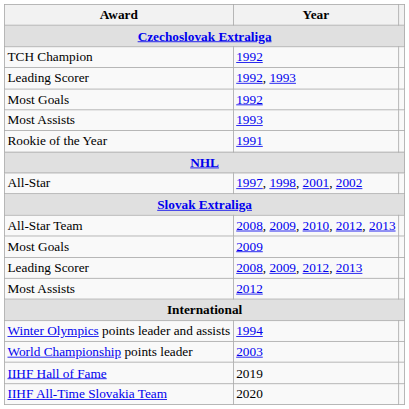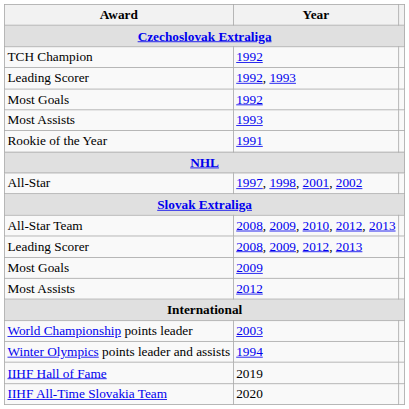rows swapped: (48, 267) <-> (38, 246)
rows swapped: (100, 352) <-> (119, 330)
